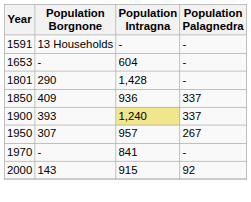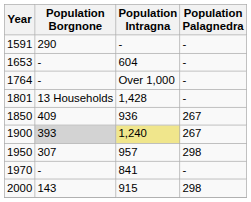(75, 44) 13 Households -> (47, 44) 290
+ row: (20, 80)
(47, 80) 290 -> (75, 98) 13 Households
(192, 98) 337 -> (192, 116) 267
(47, 116) no background -> (47, 134) lightgrey background
(192, 116) 337 -> (192, 134) 267
(192, 134) 267 -> (192, 152) 298
(189, 170) 92 -> (192, 188) 298
